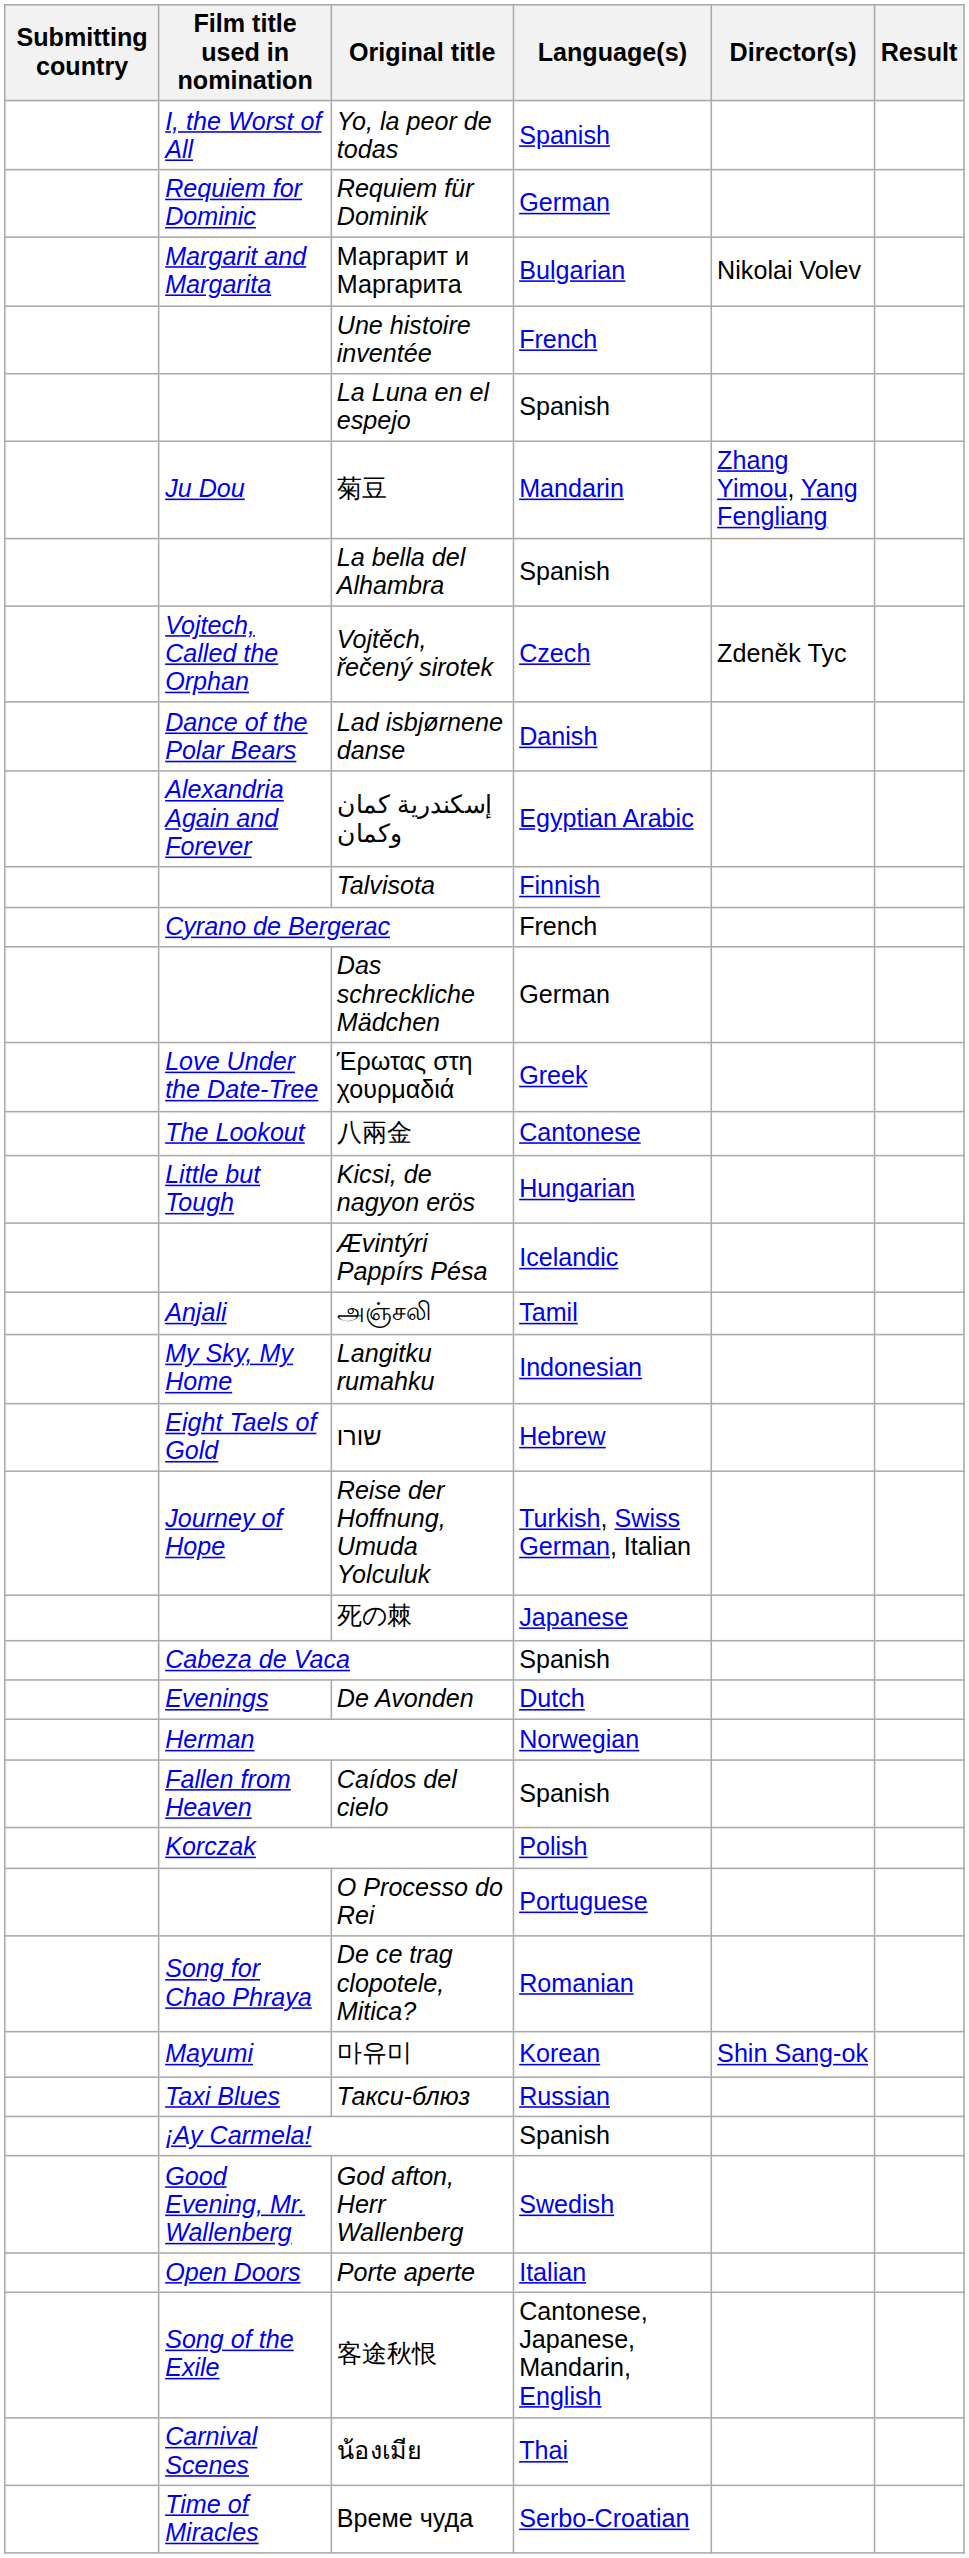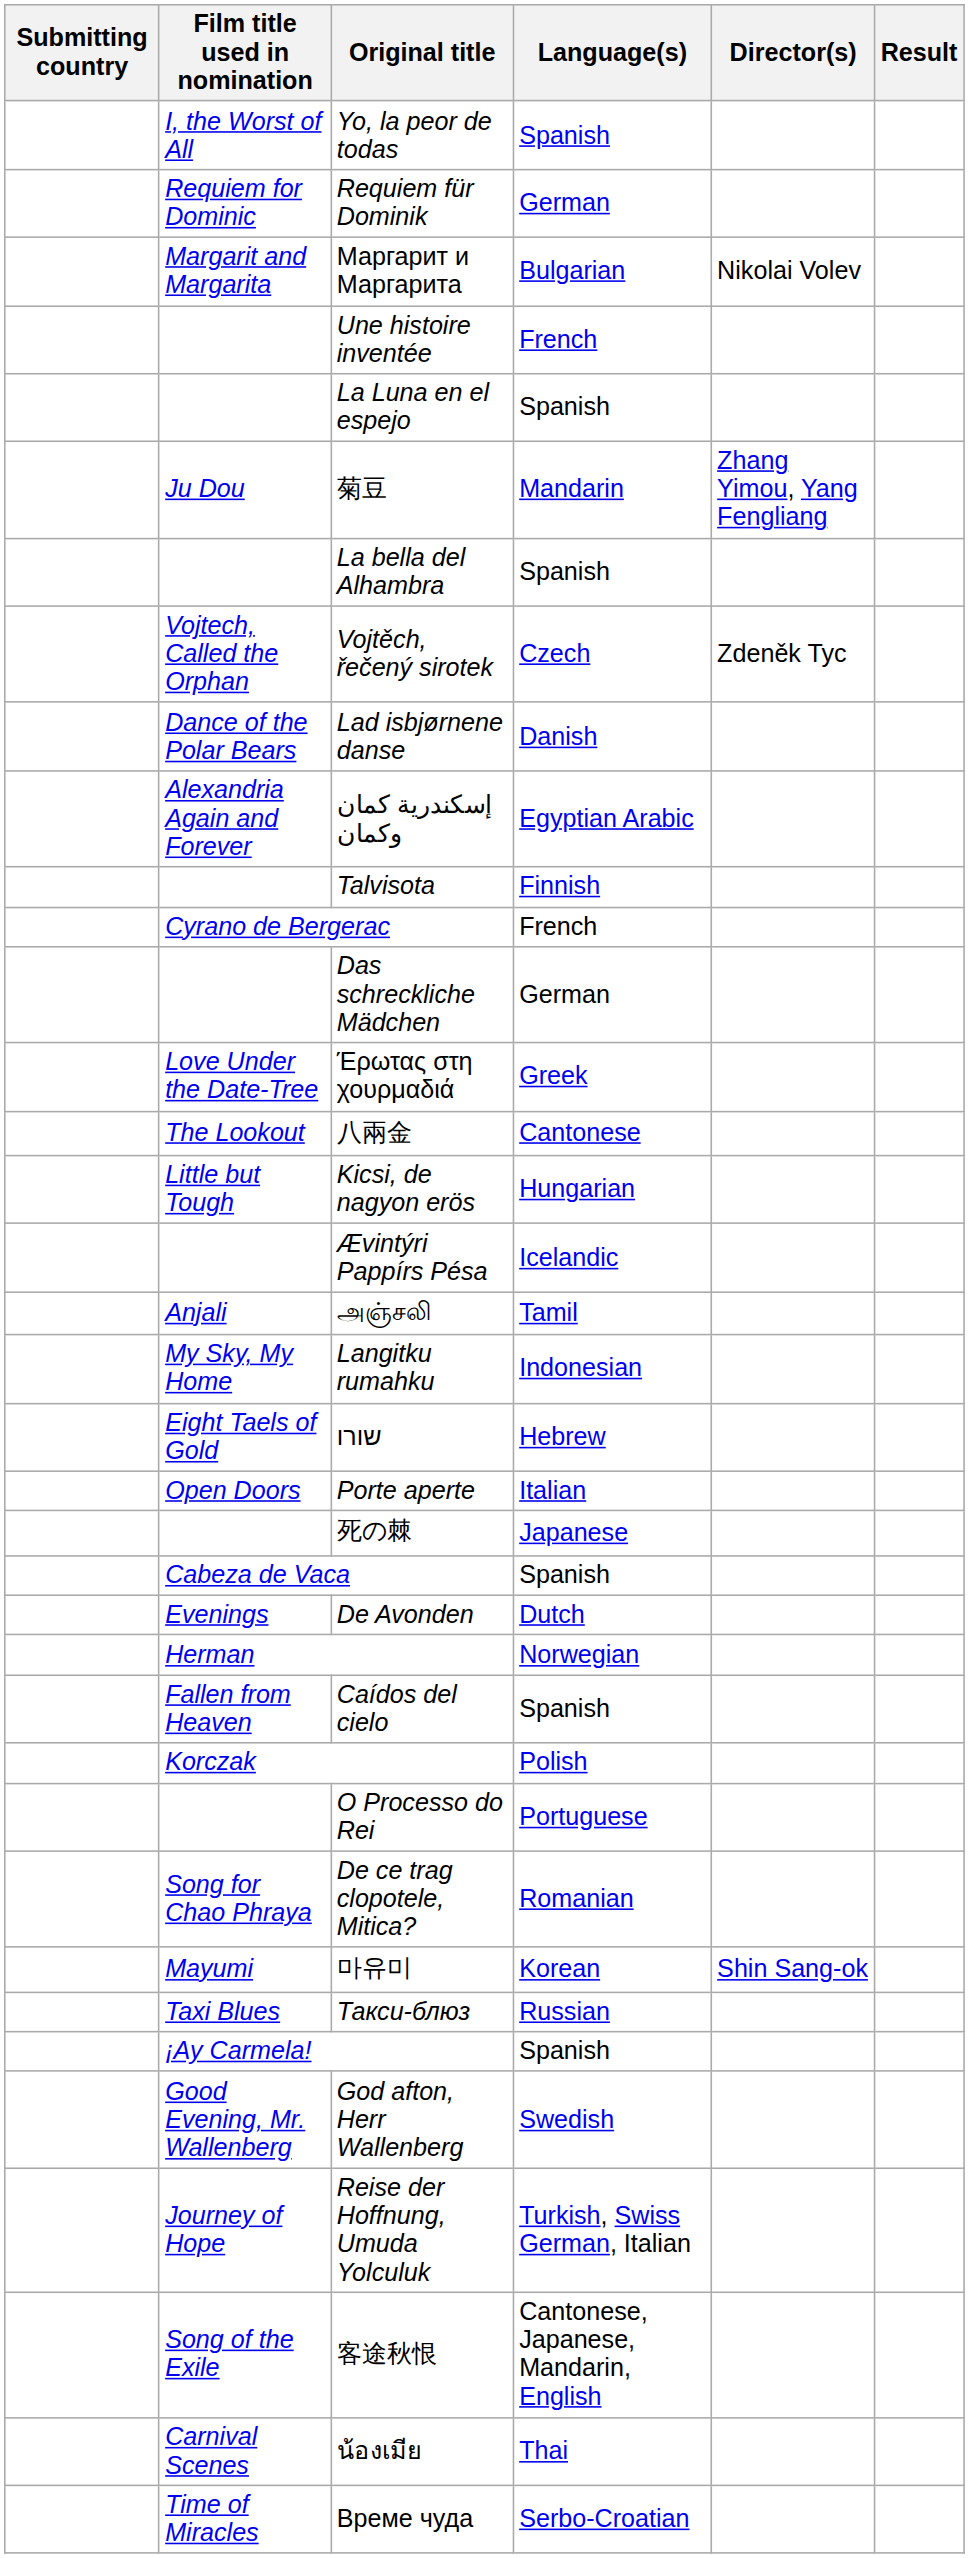rows swapped: (406, 2272) <-> (391, 1532)
